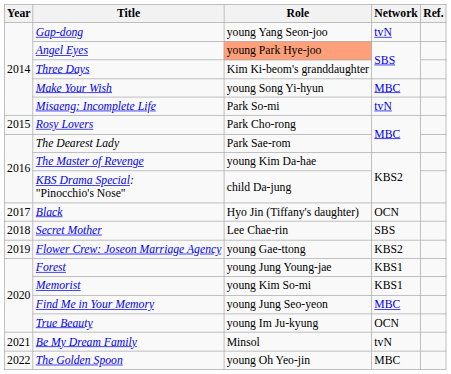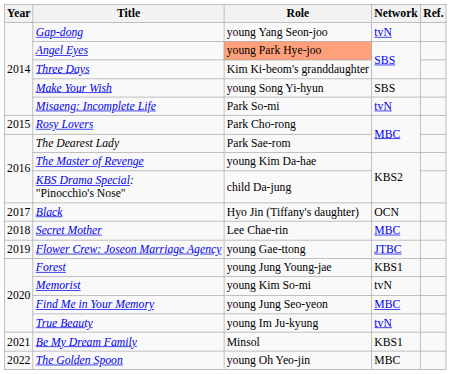(387, 87) MBC -> (385, 87) SBS
(385, 230) SBS -> (387, 230) MBC
(389, 249) KBS2 -> (388, 249) JTBC
(389, 286) KBS1 -> (383, 286) tvN
(387, 323) OCN -> (383, 323) tvN
(383, 341) tvN -> (389, 341) KBS1
